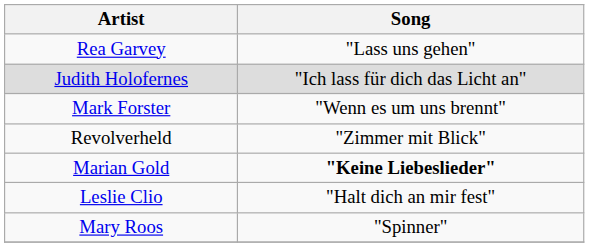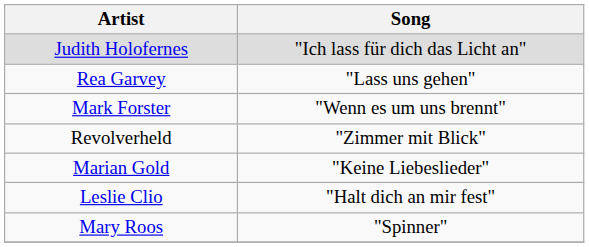rows swapped: (121, 49) <-> (121, 78)
(411, 167) bold -> (411, 167) normal
